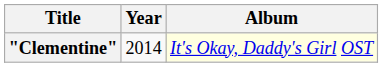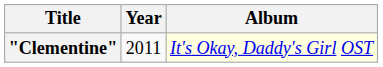(144, 47) 2014 -> (144, 47) 2011
